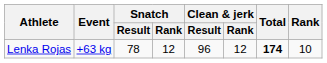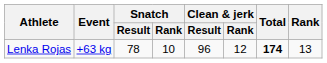(169, 49) 12 -> (169, 49) 10
(305, 49) 10 -> (305, 49) 13
